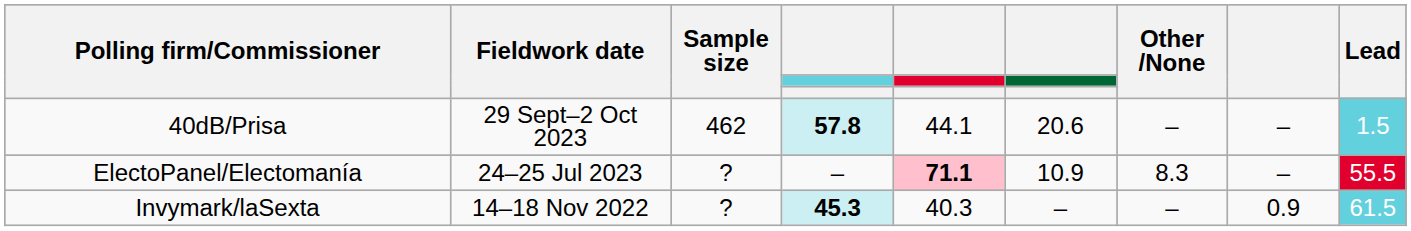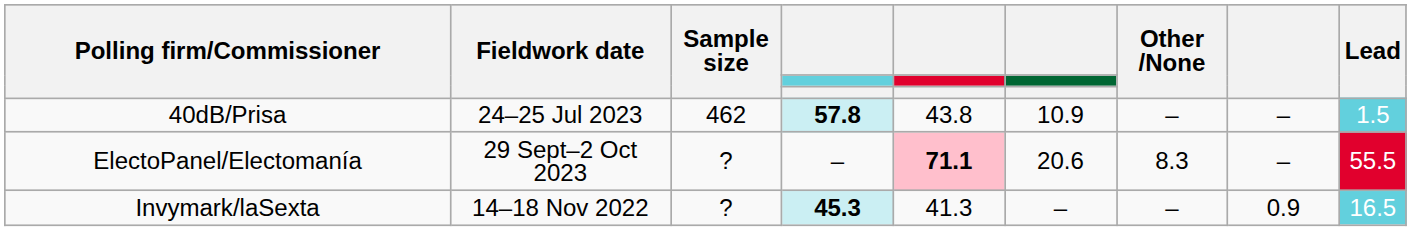(560, 127) 29 Sept–2 Oct 2023 -> (560, 115) 24–25 Jul 2023
(949, 127) 44.1 -> (949, 115) 43.8
(1060, 127) 20.6 -> (1060, 115) 10.9
(560, 173) 24–25 Jul 2023 -> (560, 162) 29 Sept–2 Oct 2023
(1060, 173) 10.9 -> (1060, 162) 20.6
(949, 208) 40.3 -> (949, 208) 41.3
(1373, 208) 61.5 -> (1373, 208) 16.5
